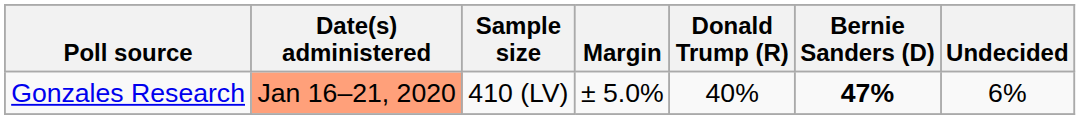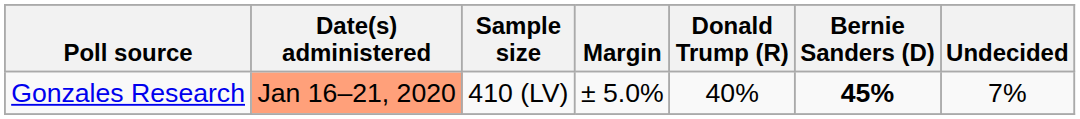(867, 93) 47% -> (867, 93) 45%
(1007, 93) 6% -> (1007, 93) 7%
